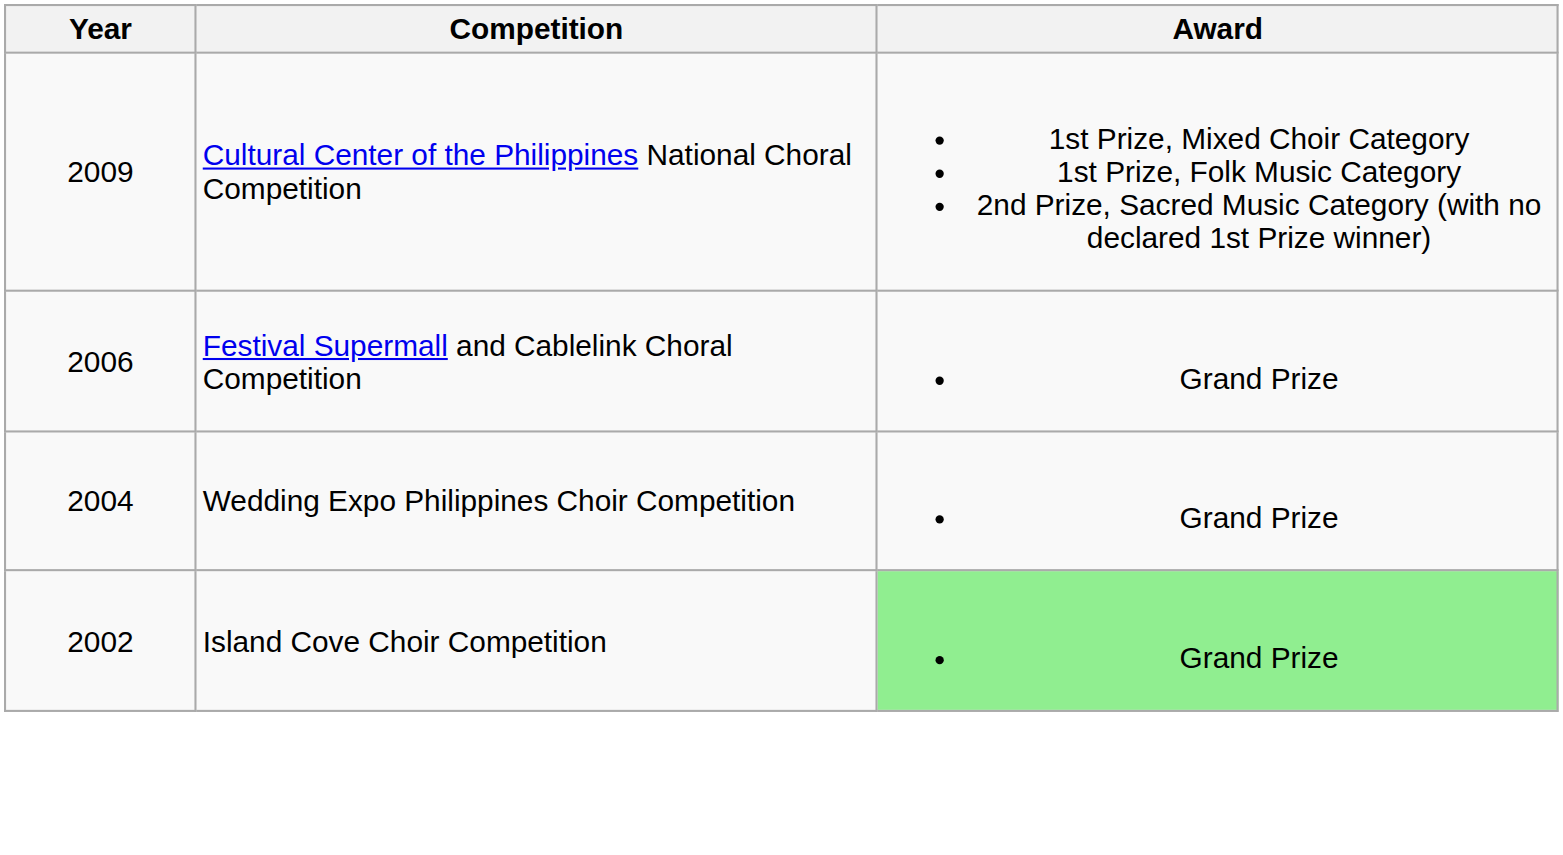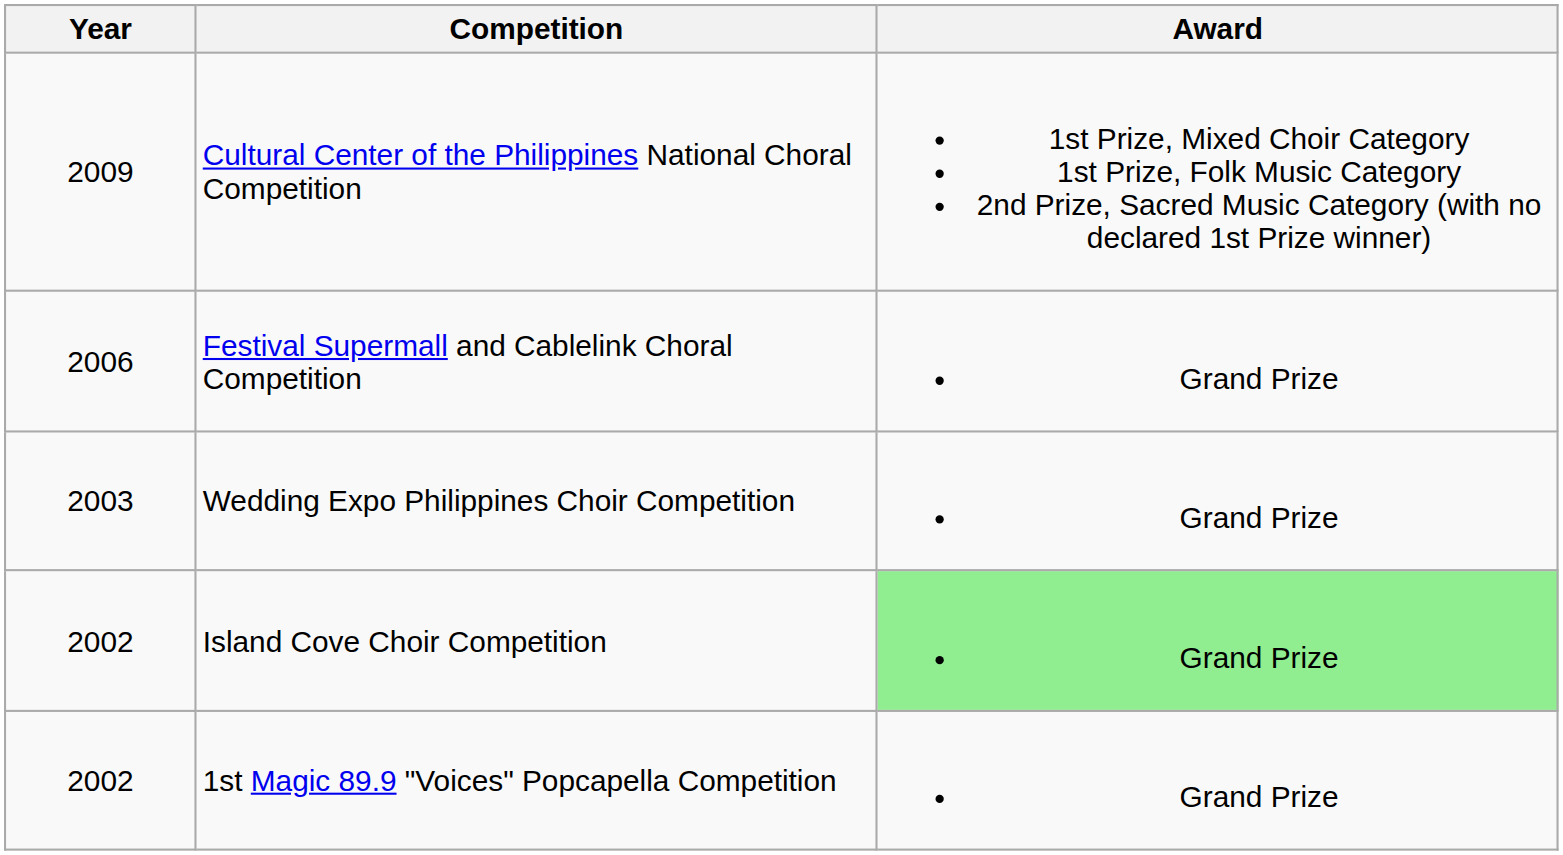(100, 501) 2004 -> (100, 501) 2003
+ row: (520, 781)
